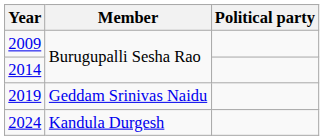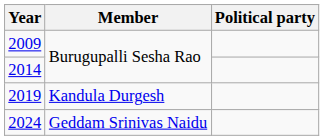(128, 95) Geddam Srinivas Naidu -> (107, 95) Kandula Durgesh
(107, 122) Kandula Durgesh -> (128, 122) Geddam Srinivas Naidu
